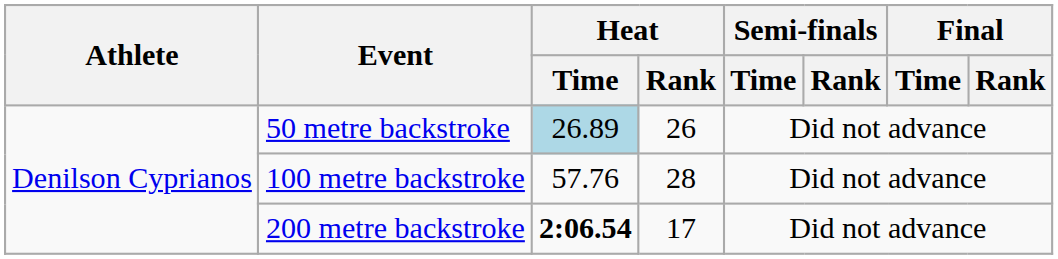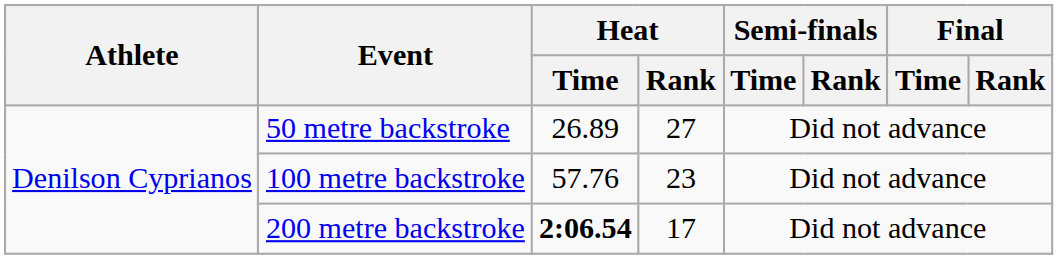(585, 128) lightblue background -> (585, 128) no background
(681, 128) 26 -> (681, 128) 27
(681, 178) 28 -> (681, 178) 23
